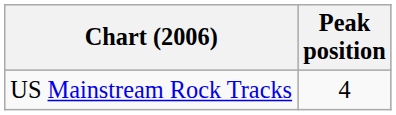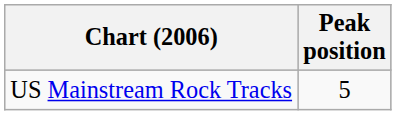(345, 89) 4 -> (345, 89) 5
